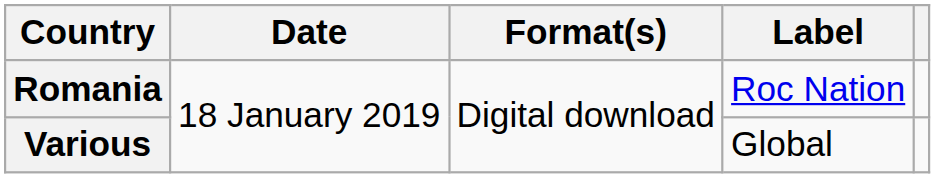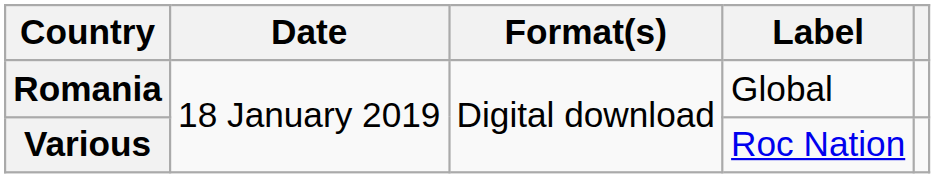(818, 88) Roc Nation -> (782, 88) Global
(782, 144) Global -> (818, 144) Roc Nation
